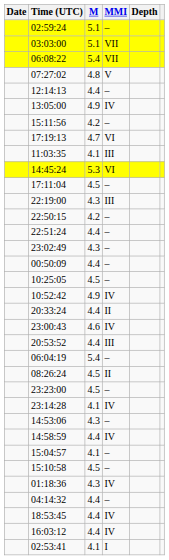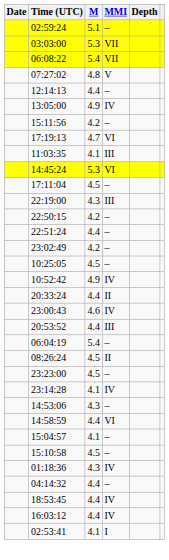(94, 43) 5.1 -> (94, 43) 5.3
(94, 248) 4.3 -> (94, 248) 4.2
- row: (49, 264)
(110, 437) IV -> (110, 421) VI
